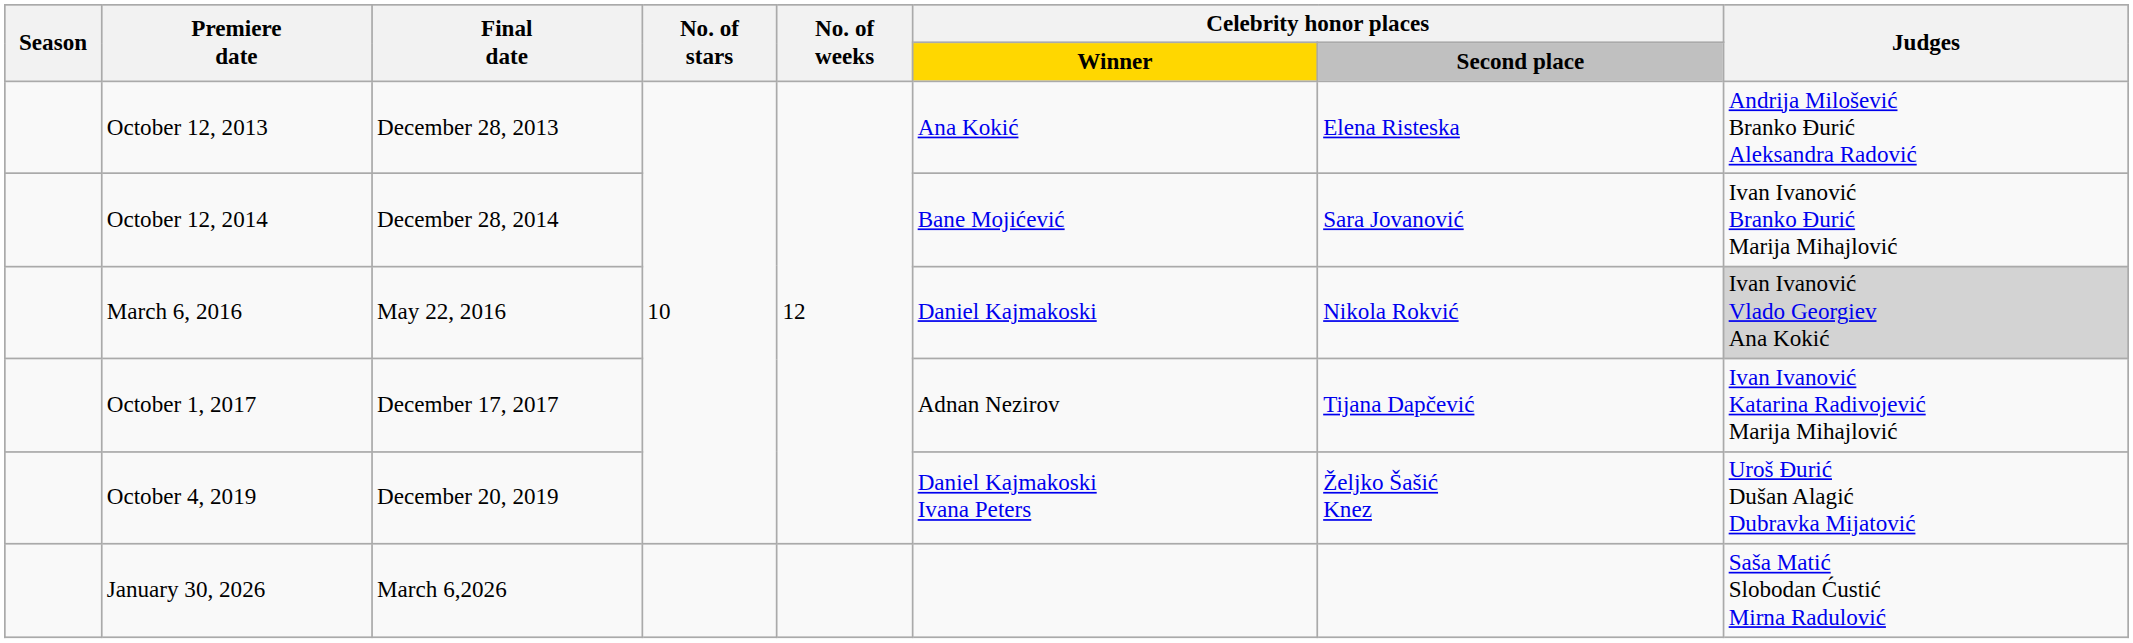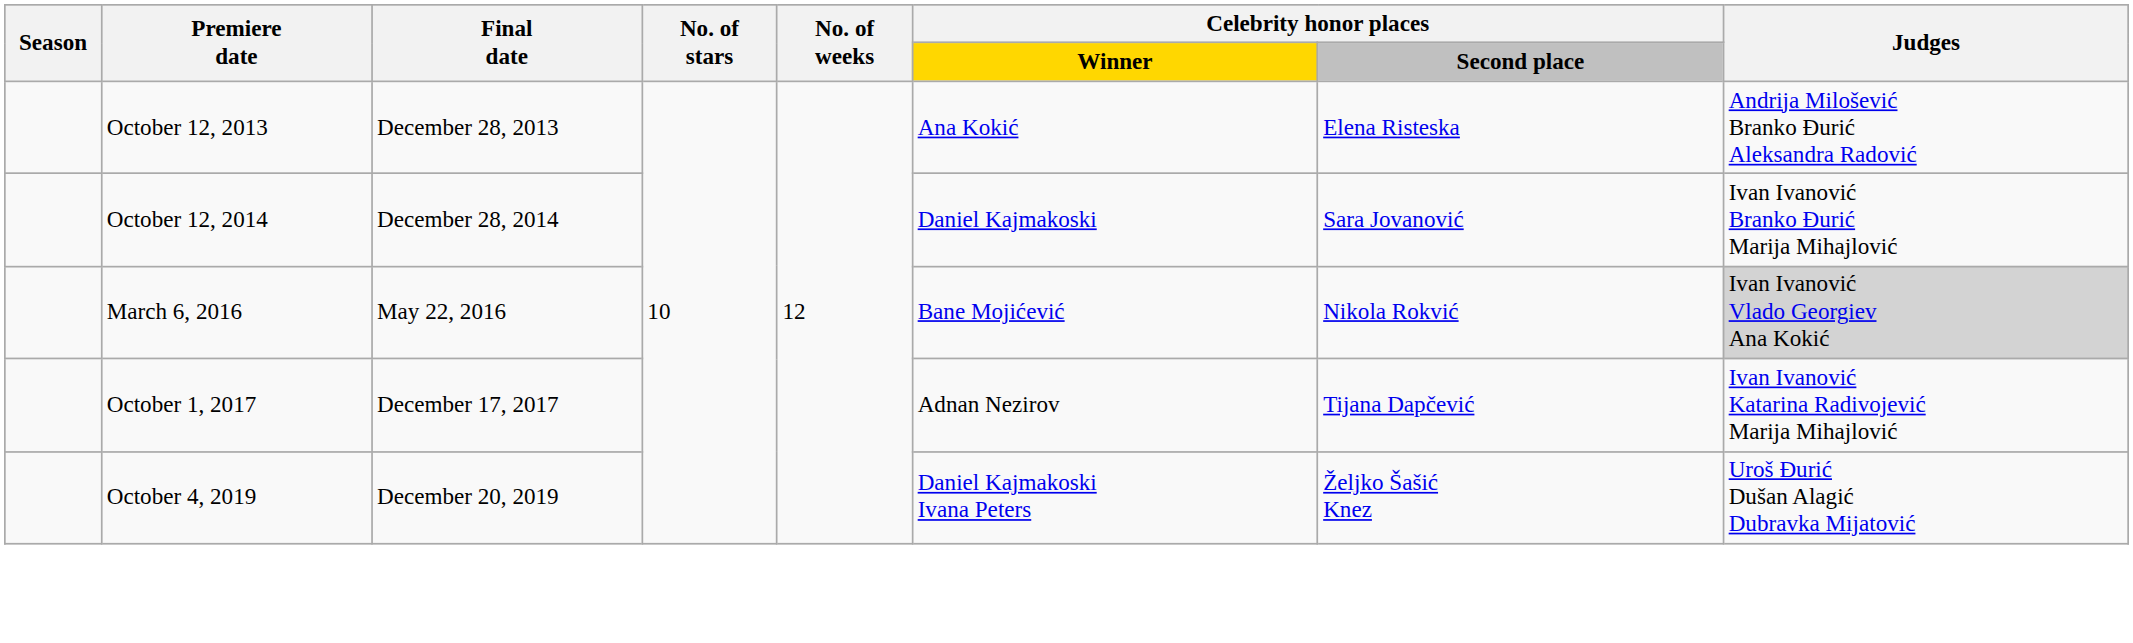(991, 219) Bane Mojićević -> (1007, 219) Daniel Kajmakoski
(1007, 311) Daniel Kajmakoski -> (991, 311) Bane Mojićević
- row: (186, 589)
